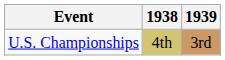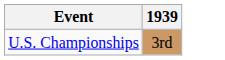- column: (162, 17)
